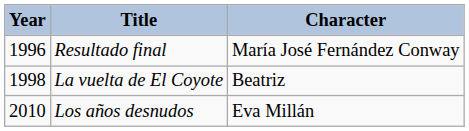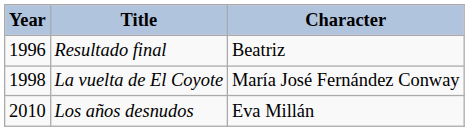(346, 50) María José Fernández Conway -> (258, 50) Beatriz
(258, 80) Beatriz -> (346, 80) María José Fernández Conway
